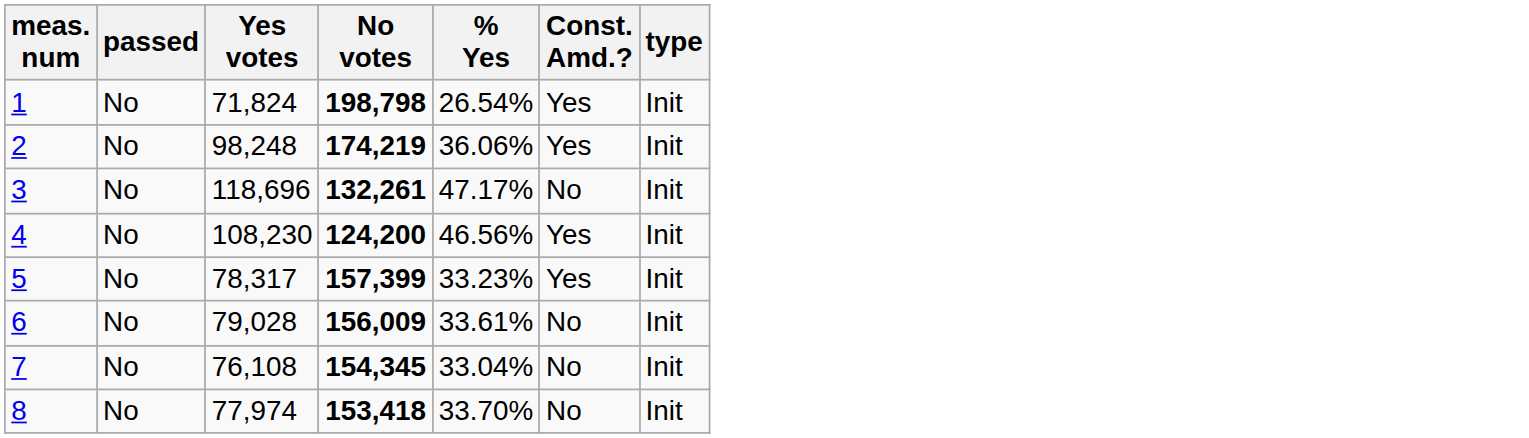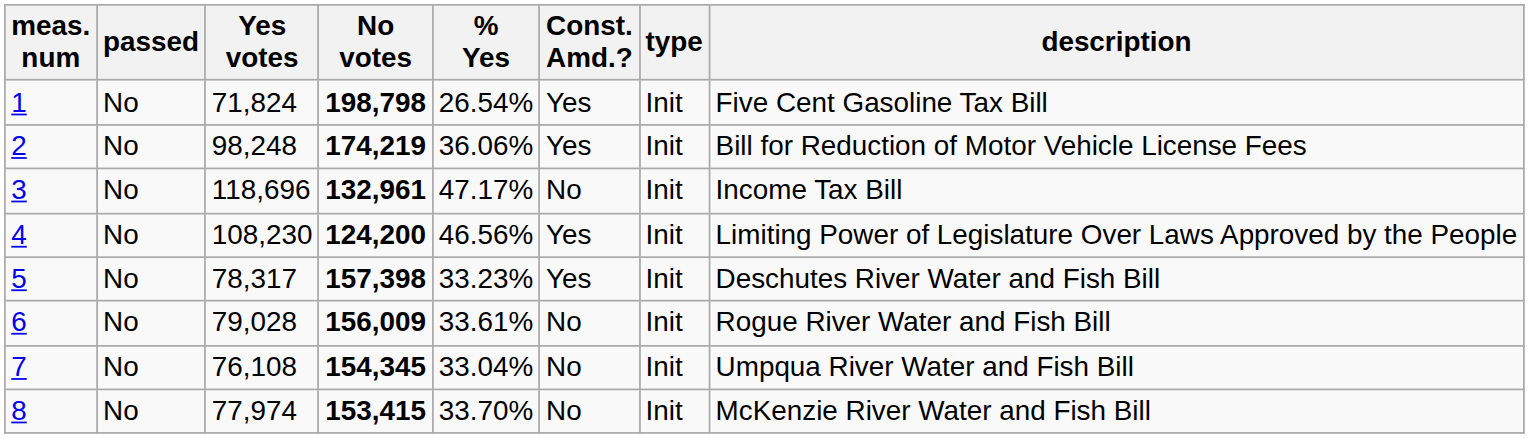+ column: (1116, 42)
(376, 190) 132,261 -> (376, 190) 132,961
(376, 278) 157,399 -> (376, 278) 157,398
(376, 411) 153,418 -> (376, 411) 153,415
